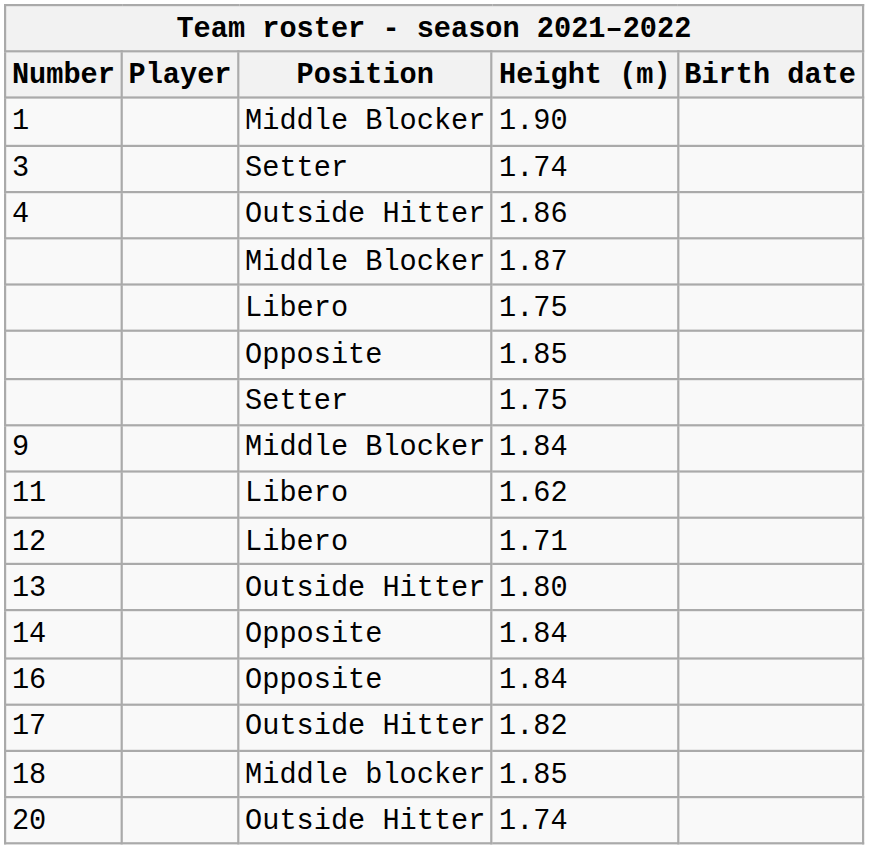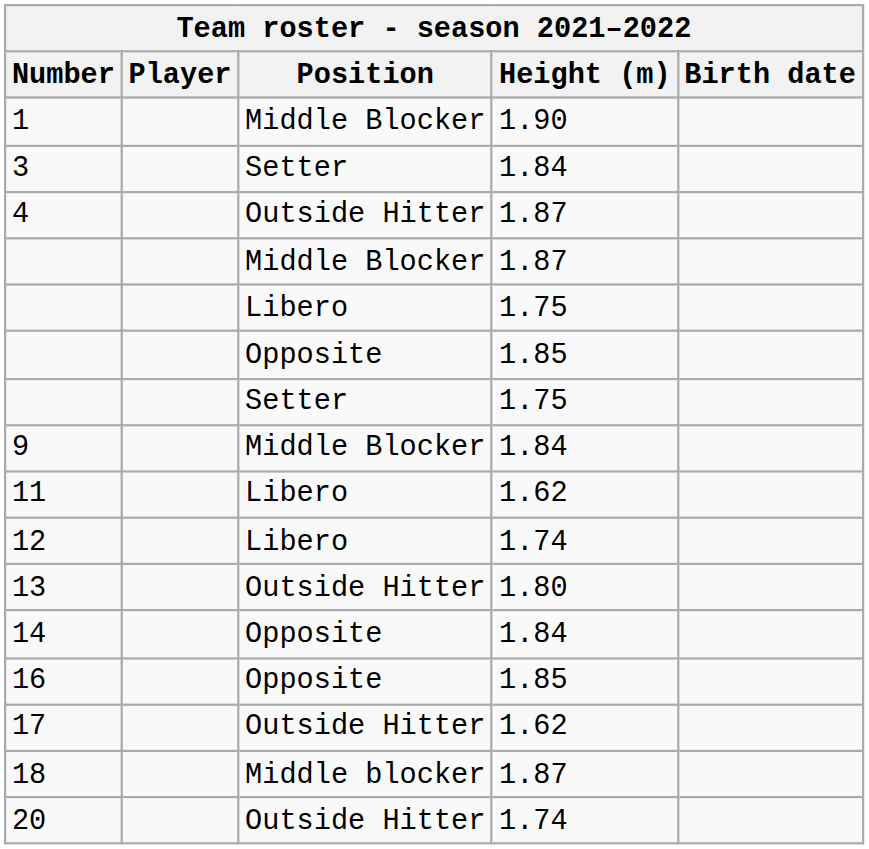(533, 168) 1.74 -> (533, 168) 1.84
(533, 215) 1.86 -> (533, 215) 1.87
(533, 541) 1.71 -> (533, 541) 1.74
(533, 681) 1.84 -> (533, 681) 1.85
(533, 728) 1.82 -> (533, 728) 1.62
(533, 774) 1.85 -> (533, 774) 1.87
